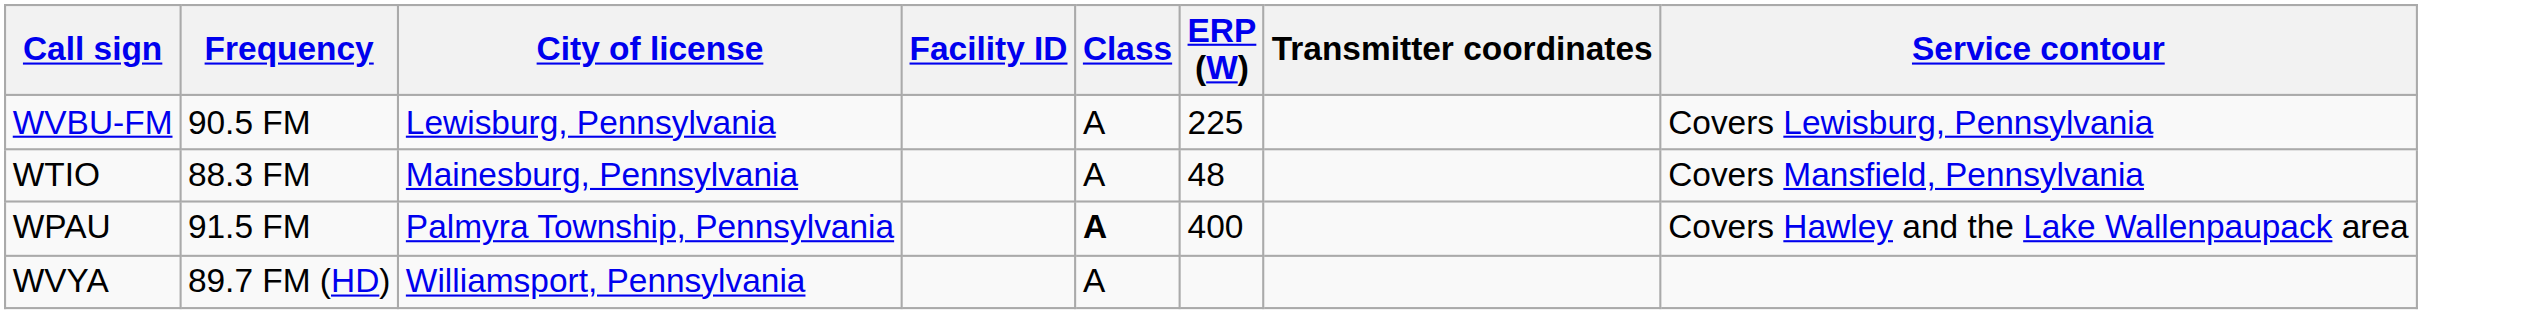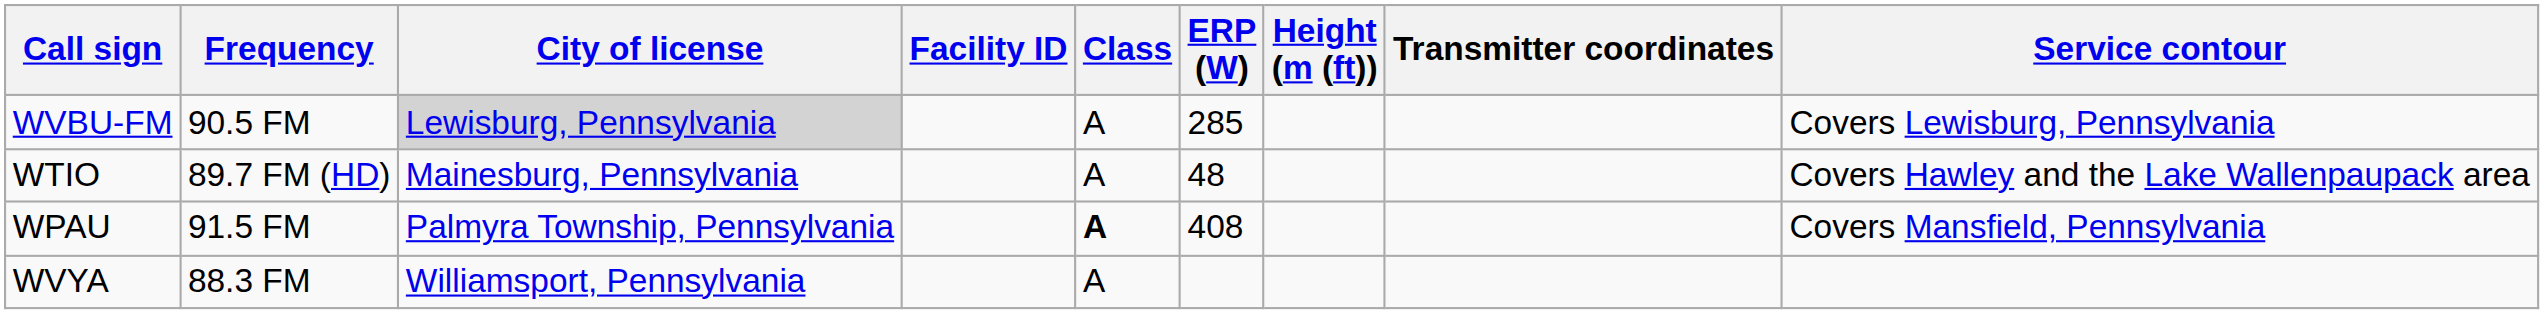+ column: (1325, 49)
(591, 121) no background -> (591, 121) lightgrey background
(1215, 121) 225 -> (1215, 121) 285
(249, 174) 88.3 FM -> (289, 174) 89.7 FM (HD)
(1906, 174) Covers Mansfield, Pennsylvania -> (2160, 174) Covers Hawley and the Lake Wallenpaupack area
(1215, 227) 400 -> (1215, 227) 408
(2038, 227) Covers Hawley and the Lake Wallenpaupack area -> (2027, 227) Covers Mansfield, Pennsylvania
(289, 280) 89.7 FM (HD) -> (249, 280) 88.3 FM
